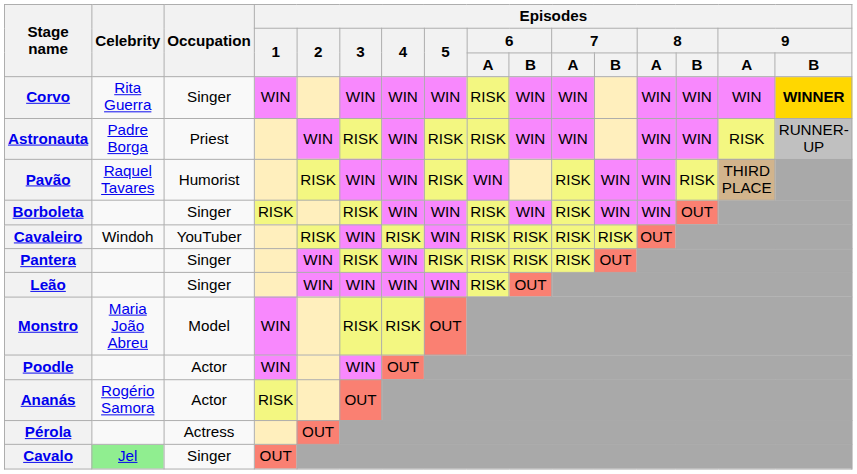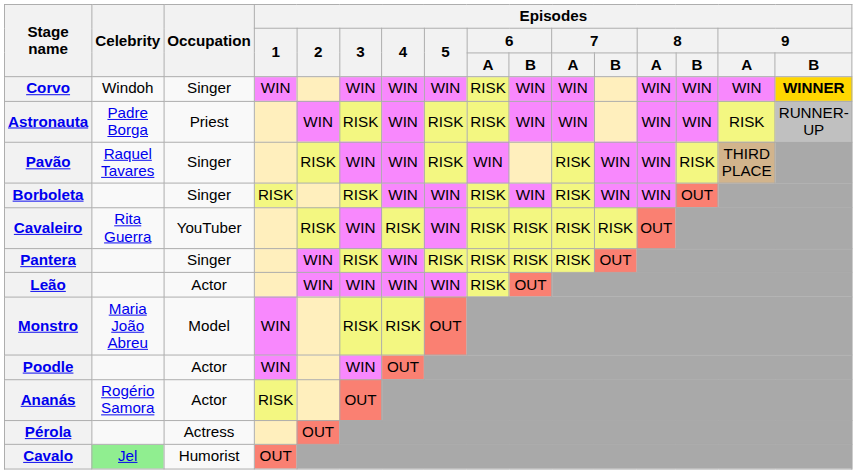(128, 97) Rita Guerra -> (128, 88) Windoh
(209, 179) Humorist -> (209, 162) Singer
(128, 236) Windoh -> (128, 228) Rita Guerra
(209, 284) Singer -> (209, 284) Actor
(209, 456) Singer -> (209, 456) Humorist
